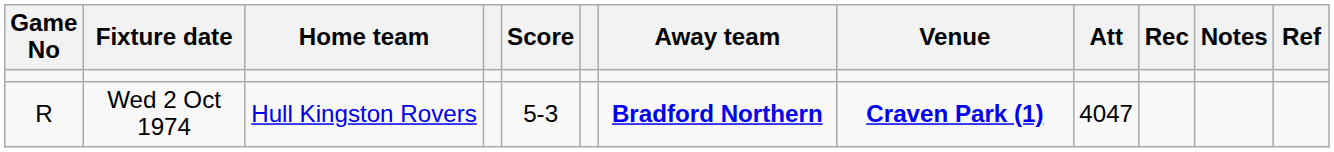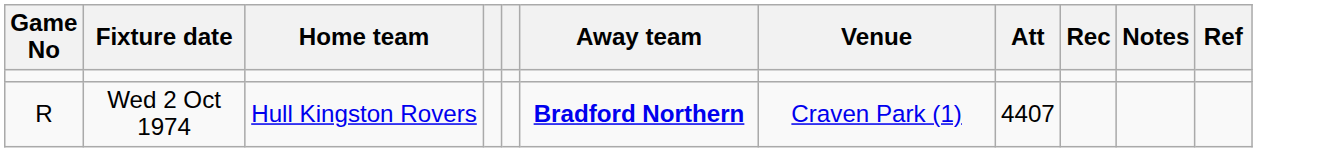- column: (541, 37)
(955, 113) bold -> (877, 113) normal
(1106, 113) 4047 -> (1028, 113) 4407
